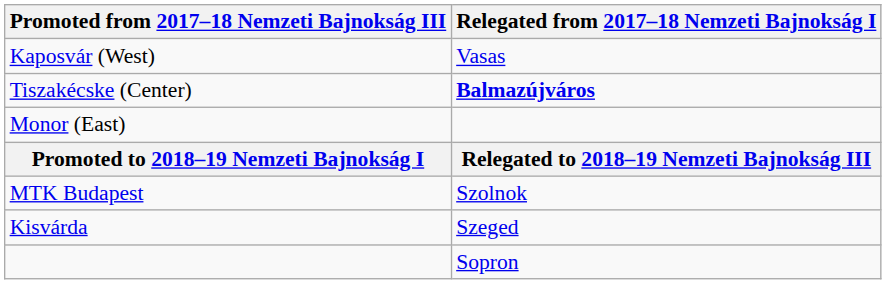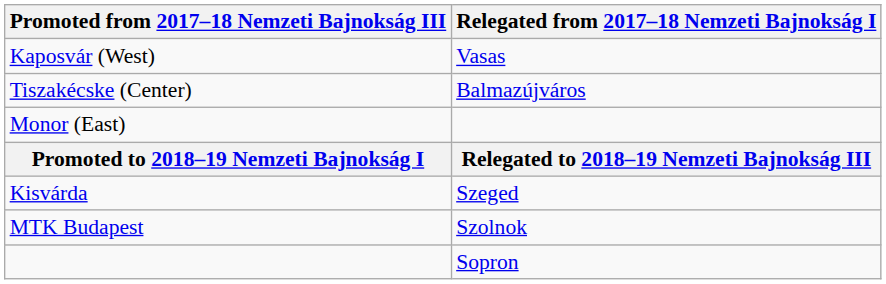(526, 90) bold -> (521, 90) normal
rows swapped: (77, 192) <-> (49, 227)
